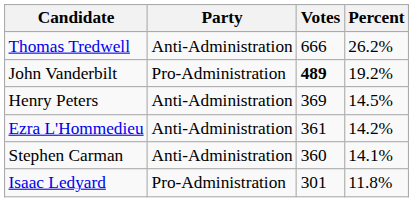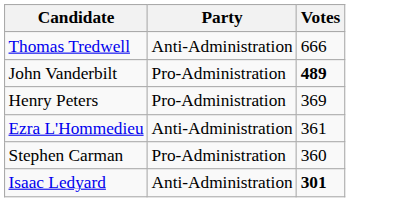- column: (376, 18)
(222, 100) Anti-Administration -> (219, 100) Pro-Administration
(222, 155) Anti-Administration -> (219, 155) Pro-Administration
(219, 182) Pro-Administration -> (222, 182) Anti-Administration
(314, 182) normal -> (314, 182) bold
